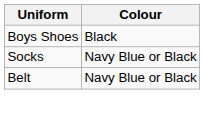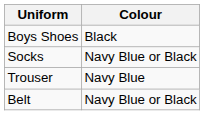+ row: (30, 78)
